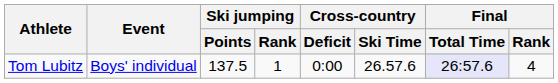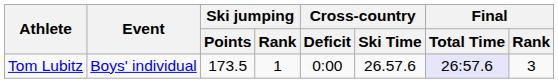(228, 66) 137.5 -> (228, 66) 173.5
(531, 66) 4 -> (531, 66) 3
